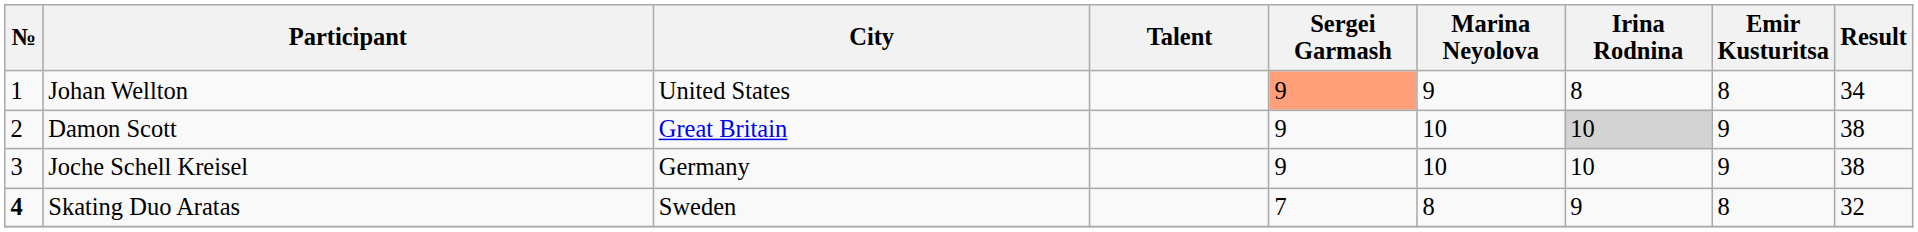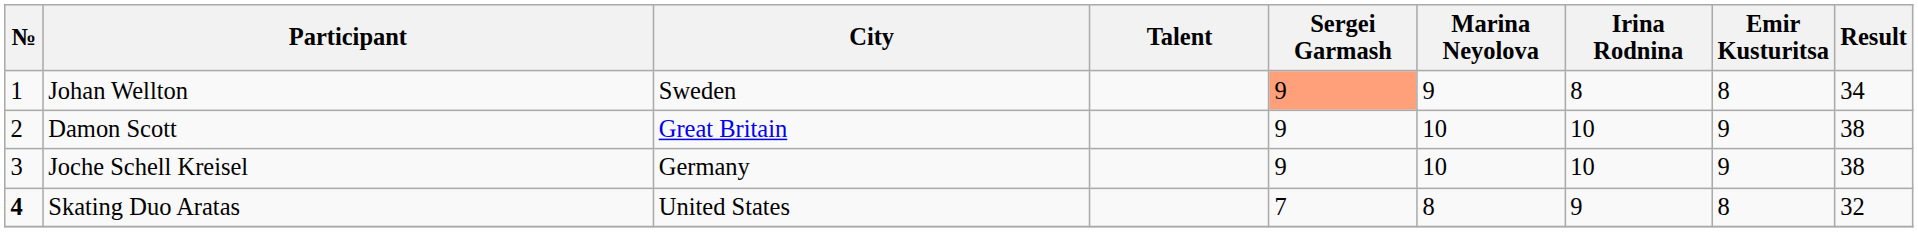(724, 90) United States -> (698, 90) Sweden
(1583, 129) lightgrey background -> (1583, 129) no background
(698, 206) Sweden -> (724, 206) United States
